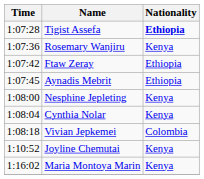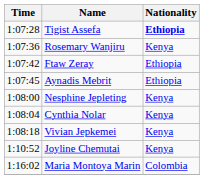(166, 132) Colombia -> (159, 132) Kenya
(159, 166) Kenya -> (166, 166) Colombia
